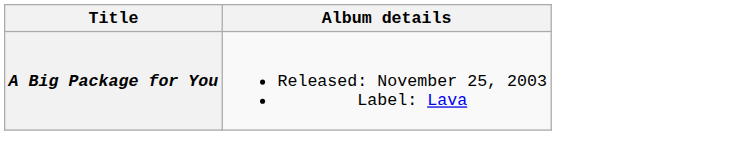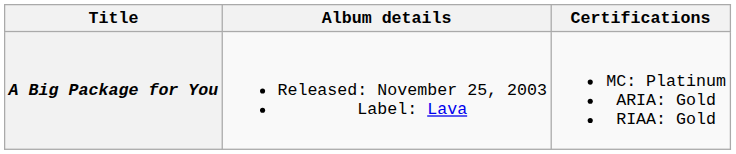+ column: (640, 18)
